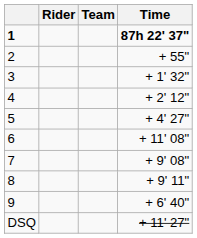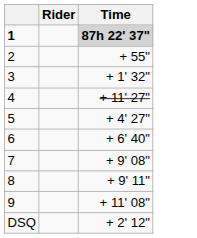- column: (98, 14)
(155, 35) no background -> (116, 35) lightgrey background
(167, 98) + 2' 12" -> (125, 98) + 11' 27"
(164, 139) + 11' 08" -> (128, 139) + 6' 40"
(167, 202) + 6' 40" -> (125, 202) + 11' 08"
(164, 222) + 11' 27" -> (128, 222) + 2' 12"
